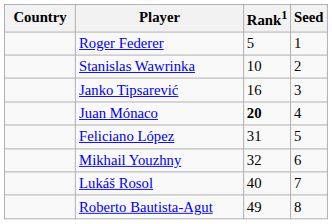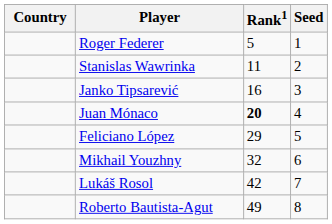(254, 66) 10 -> (254, 66) 11
(254, 136) 31 -> (254, 136) 29
(254, 183) 40 -> (254, 183) 42
